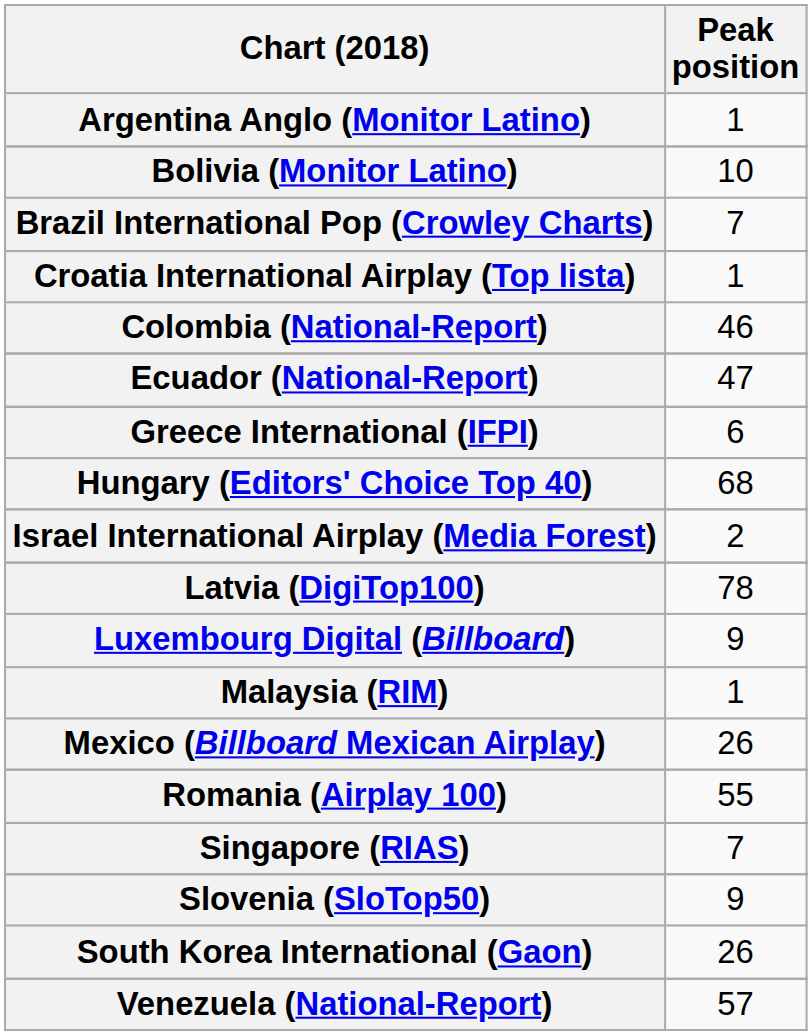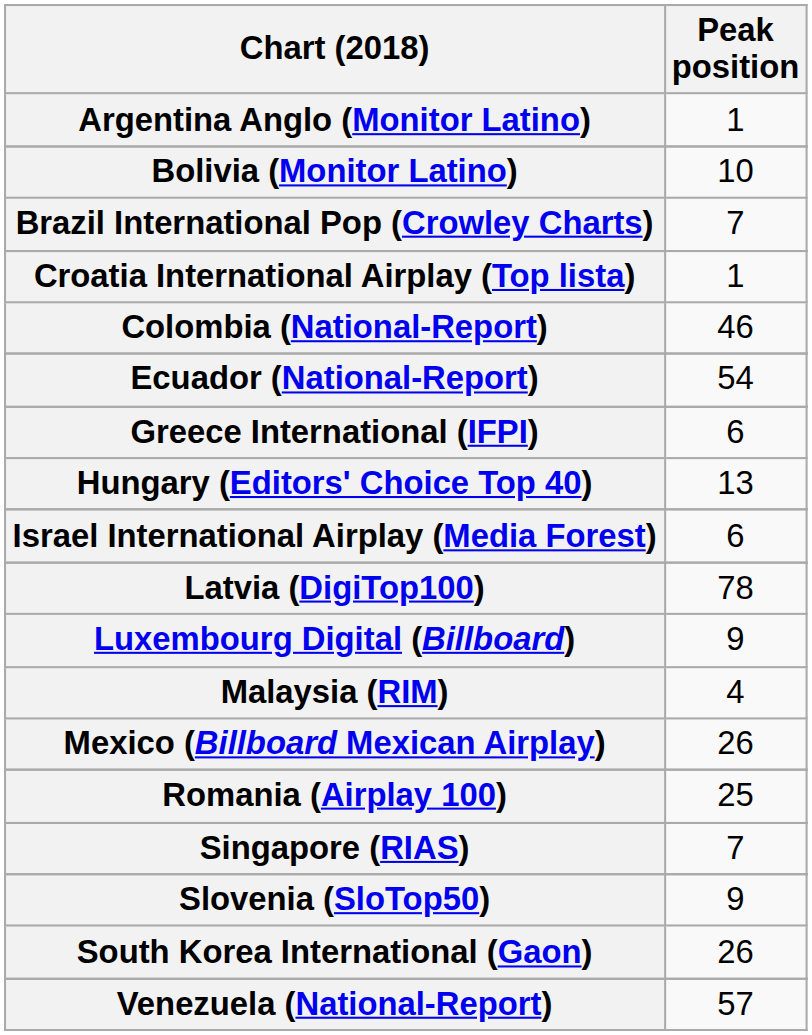(735, 379) 47 -> (735, 379) 54
(735, 483) 68 -> (735, 483) 13
(735, 535) 2 -> (735, 535) 6
(735, 691) 1 -> (735, 691) 4
(735, 795) 55 -> (735, 795) 25
